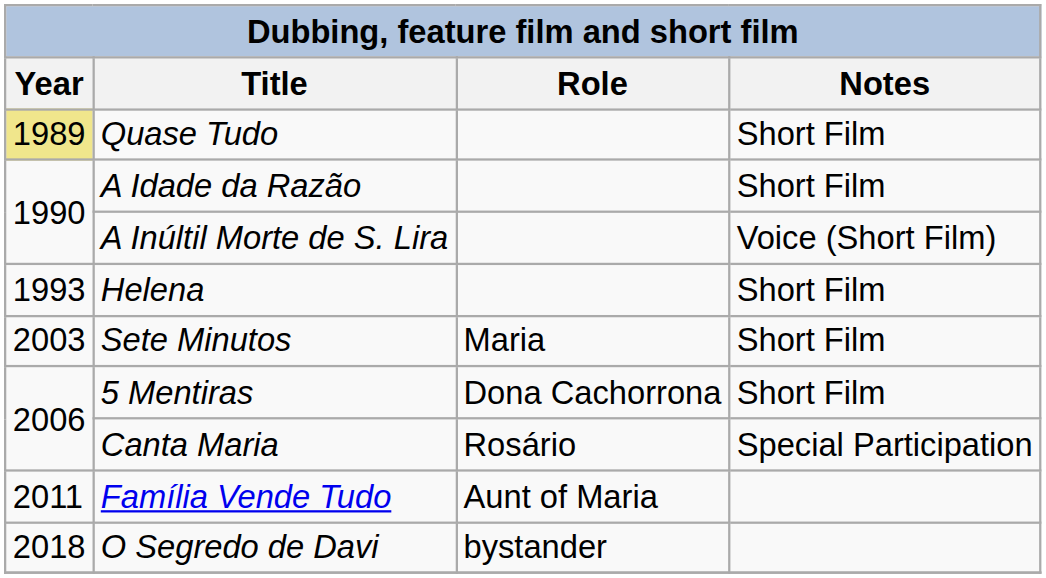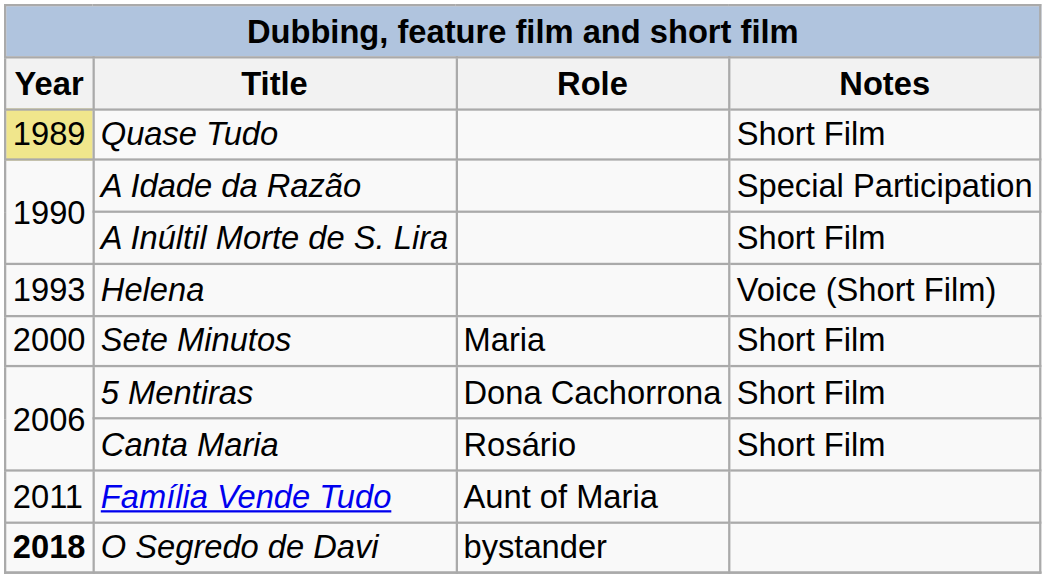(811, 186) Short Film -> (885, 186) Special Participation
(867, 238) Voice (Short Film) -> (811, 238) Short Film
(811, 290) Short Film -> (867, 290) Voice (Short Film)
(49, 341) 2003 -> (49, 341) 2000
(885, 444) Special Participation -> (811, 444) Short Film
(49, 548) normal -> (49, 548) bold
